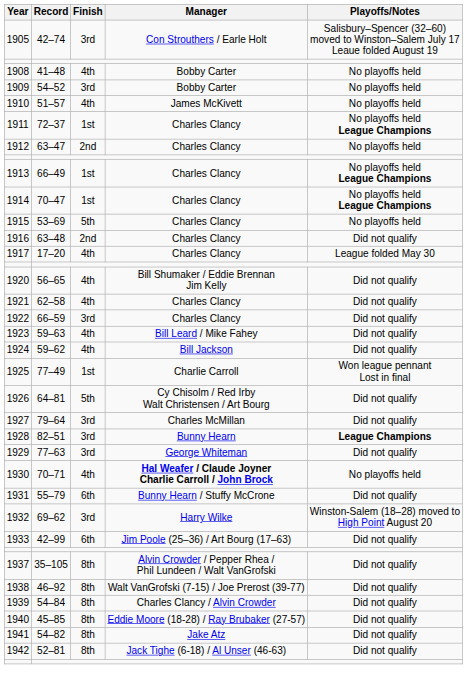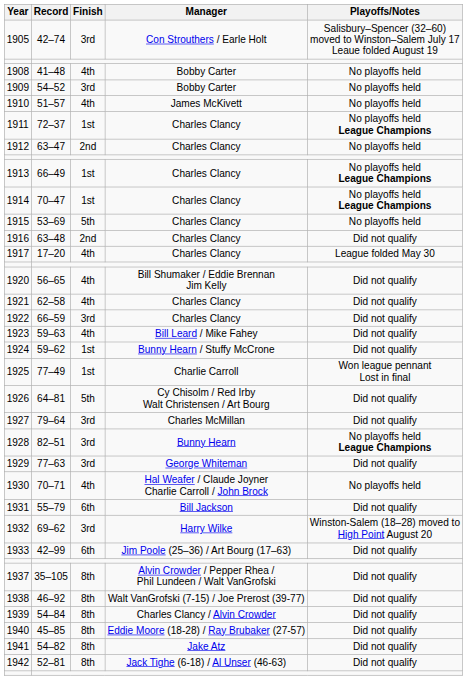(88, 350) 4th -> (88, 350) 1st
(206, 350) Bill Jackson -> (206, 350) Bunny Hearn / Stuffy McCrone
(385, 436) League Champions -> (385, 442) No playoffs held League Champions
(206, 474) bold -> (206, 485) normal
(206, 496) Bunny Hearn / Stuffy McCrone -> (206, 507) Bill Jackson
